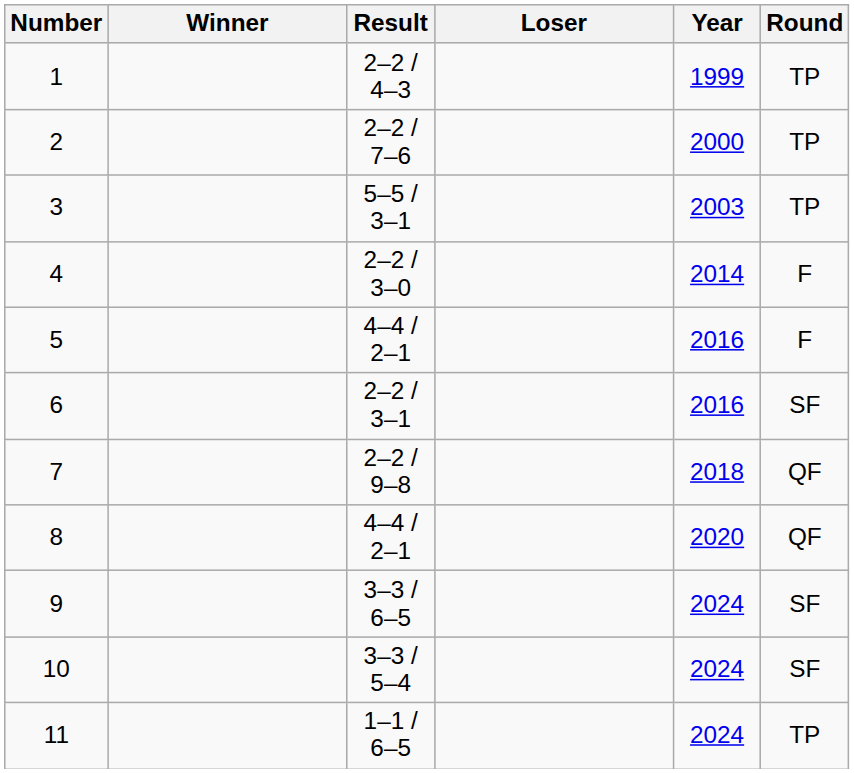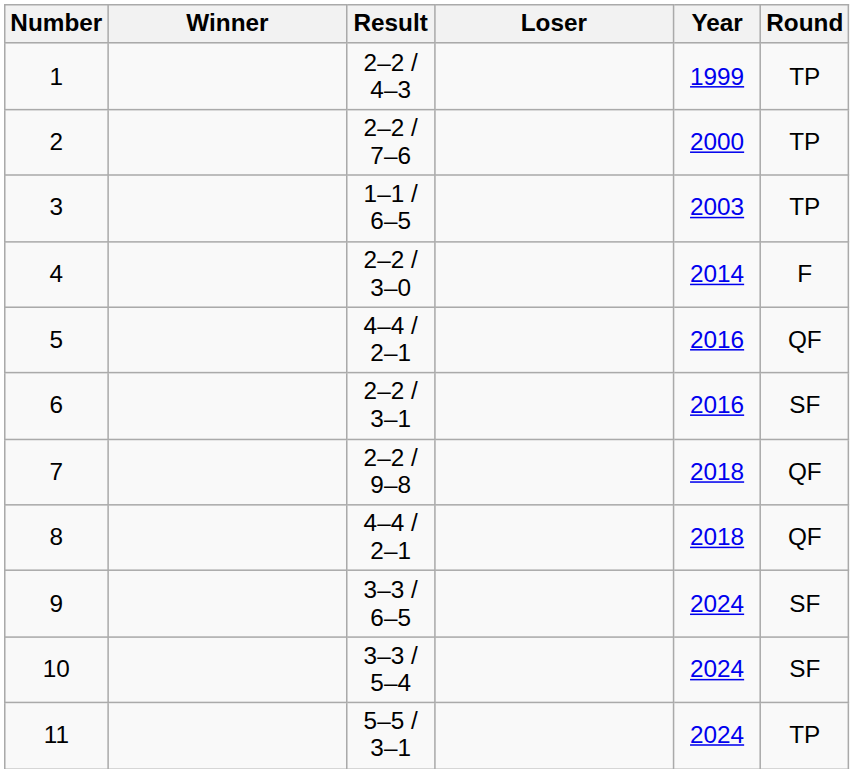(391, 207) 5–5 / 3–1 -> (391, 207) 1–1 / 6–5
(805, 339) F -> (805, 339) QF
(717, 537) 2020 -> (717, 537) 2018
(391, 735) 1–1 / 6–5 -> (391, 735) 5–5 / 3–1
